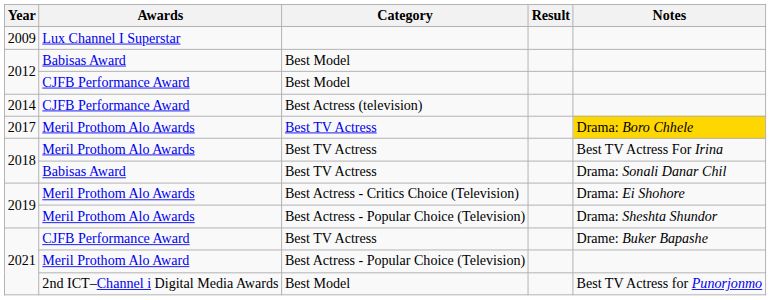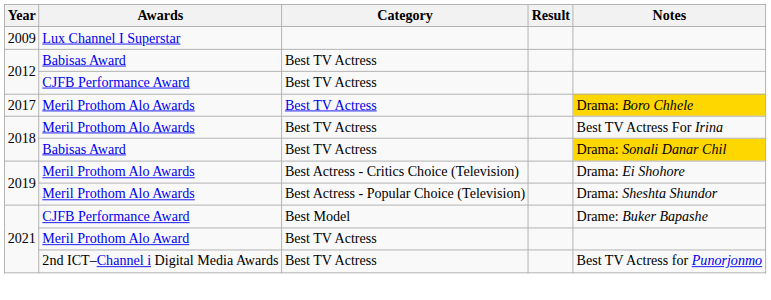(318, 60) Best Model -> (331, 60) Best TV Actress
(318, 82) Best Model -> (331, 82) Best TV Actress
- row: (22, 104)
(651, 171) no background -> (651, 149) gold background
(331, 238) Best TV Actress -> (318, 216) Best Model
(405, 261) Best Actress - Popular Choice (Television) -> (331, 238) Best TV Actress
(318, 283) Best Model -> (331, 261) Best TV Actress
